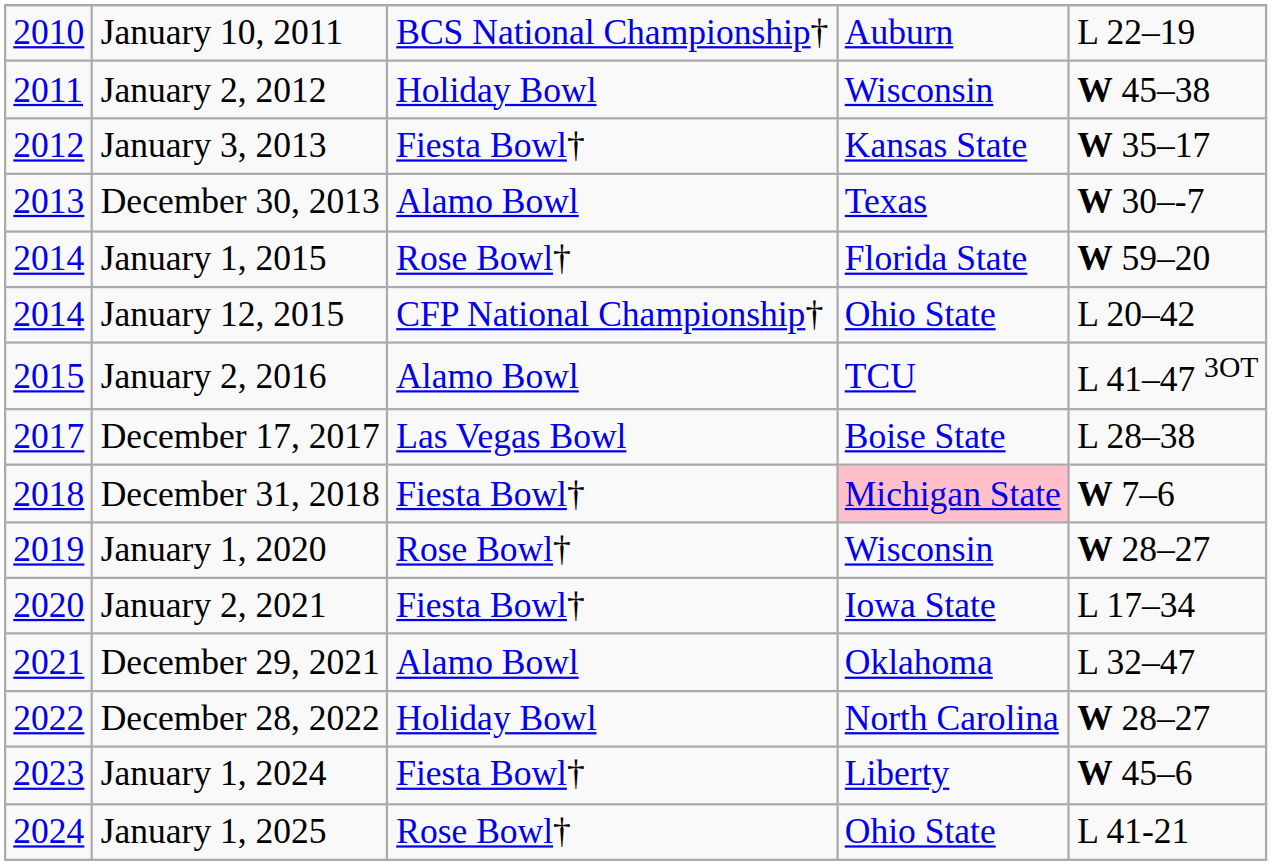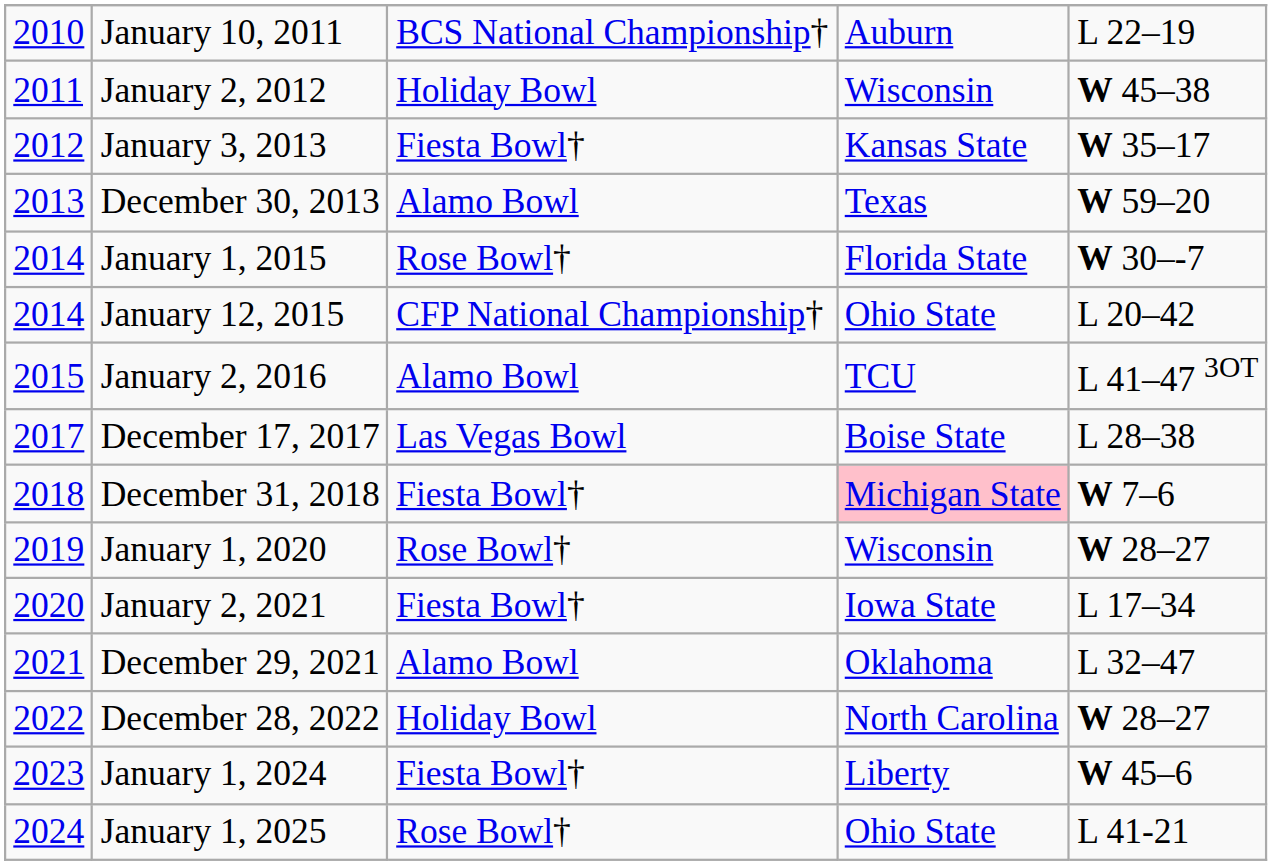(1141, 201) W 30–-7 -> (1144, 201) W 59–20
(1144, 257) W 59–20 -> (1141, 257) W 30–-7
